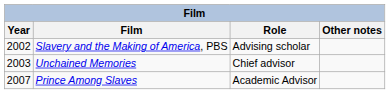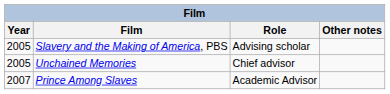(19, 47) 2002 -> (19, 47) 2005
(19, 64) 2003 -> (19, 64) 2005
